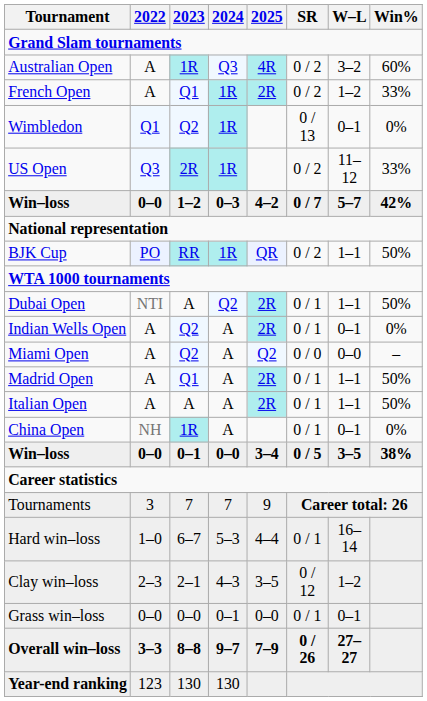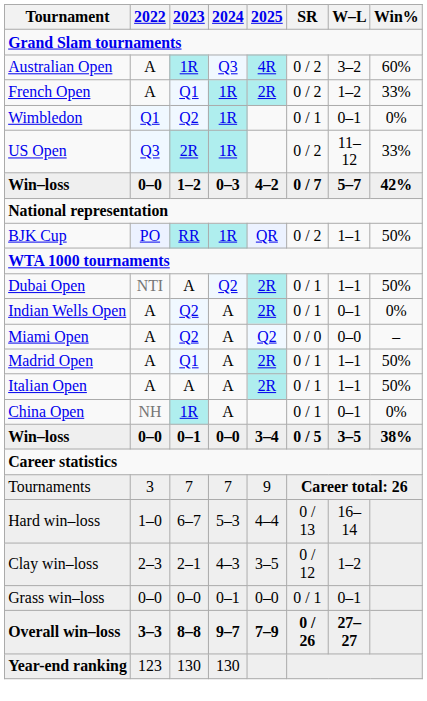(307, 126) 0 / 13 -> (307, 117) 0 / 1
(307, 538) 0 / 1 -> (307, 521) 0 / 13
